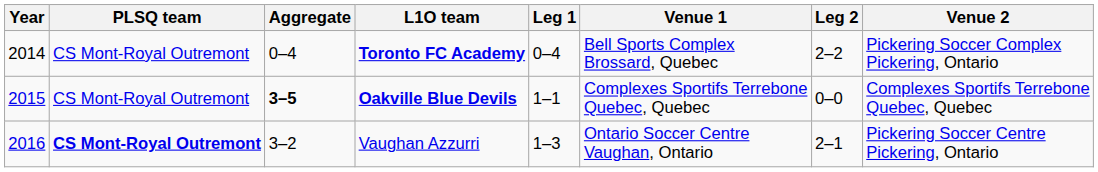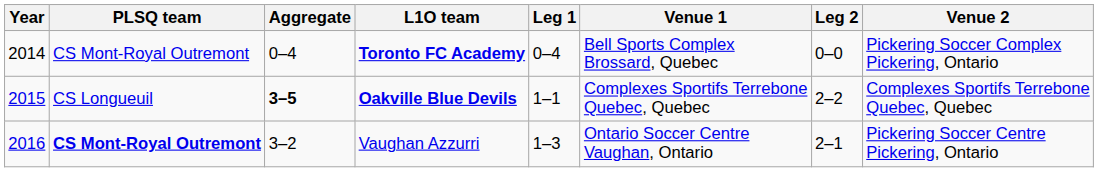(829, 53) 2–2 -> (829, 53) 0–0
(151, 98) CS Mont-Royal Outremont -> (103, 98) CS Longueuil
(829, 98) 0–0 -> (829, 98) 2–2
